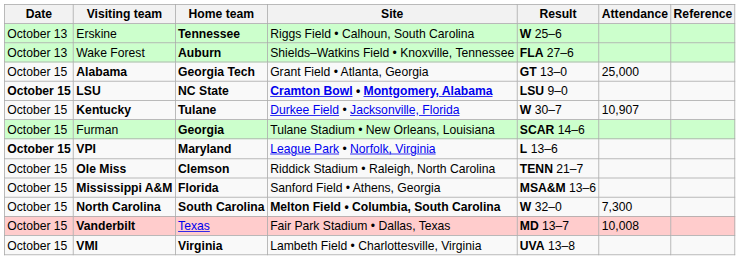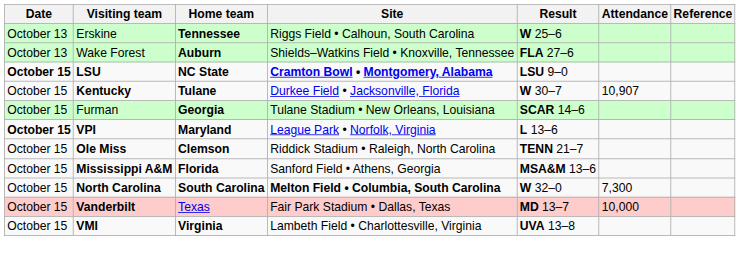- row: (102, 72)
(620, 226) 10,008 -> (620, 207) 10,000
